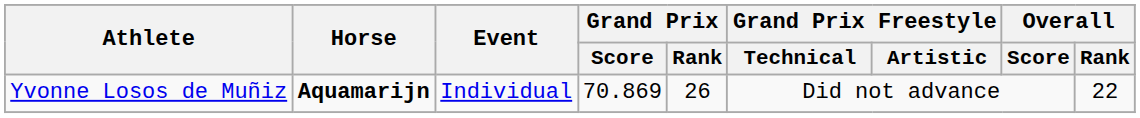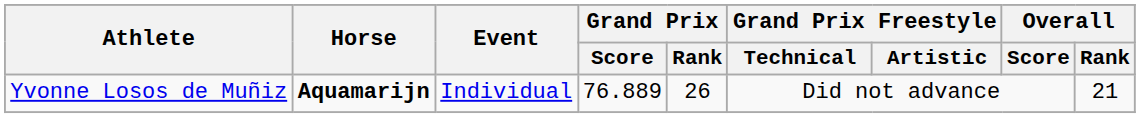(622, 93) 70.869 -> (622, 93) 76.889
(1105, 93) 22 -> (1105, 93) 21
